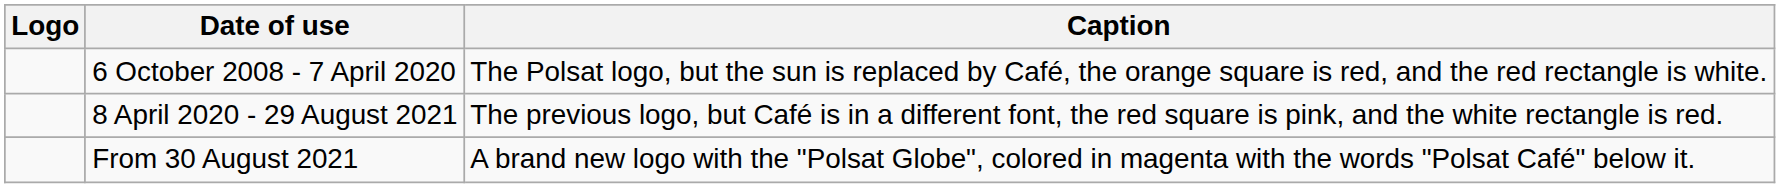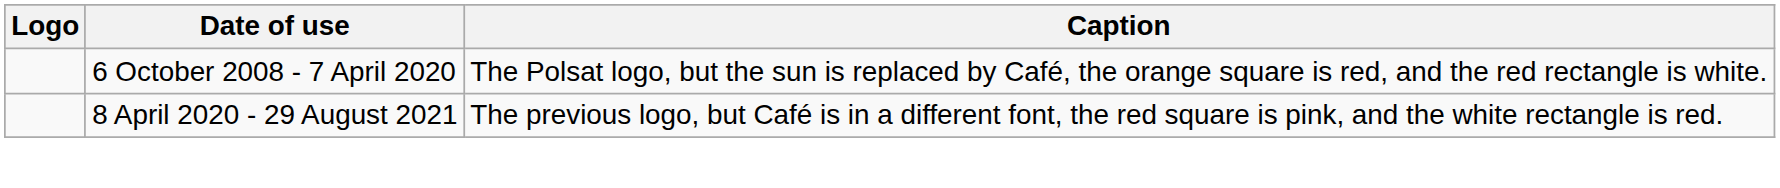- row: (225, 159)
